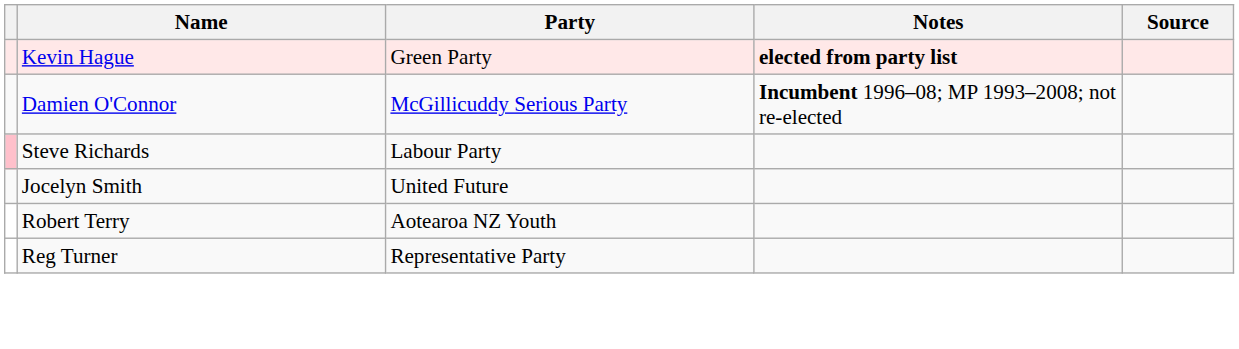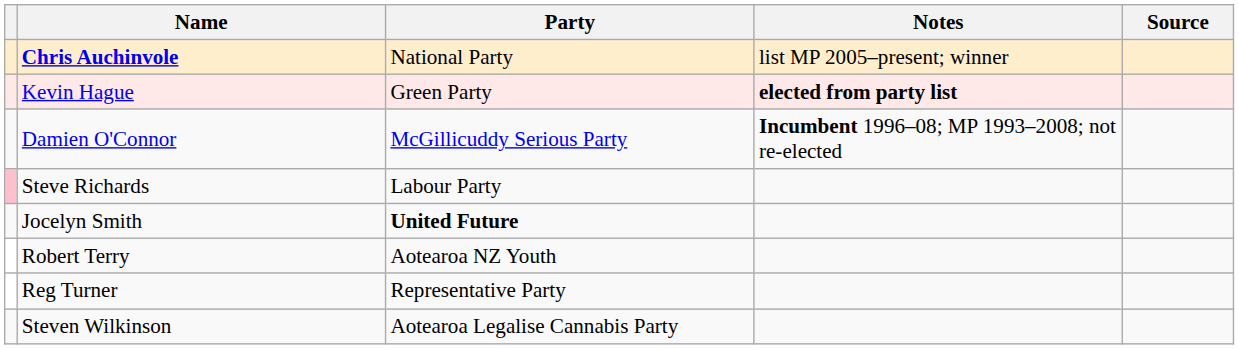+ row: (100, 56)
(449, 186) normal -> (454, 221) bold
+ row: (97, 325)
